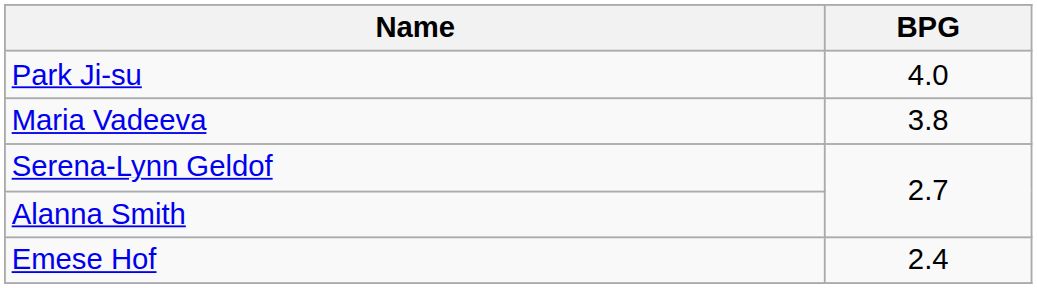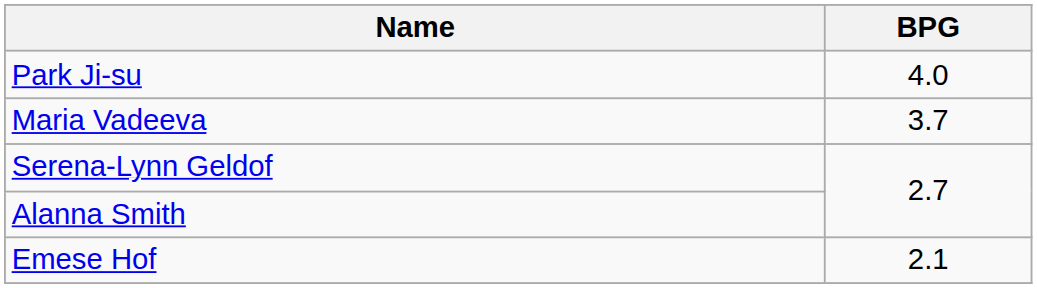(928, 120) 3.8 -> (928, 120) 3.7
(928, 259) 2.4 -> (928, 259) 2.1
